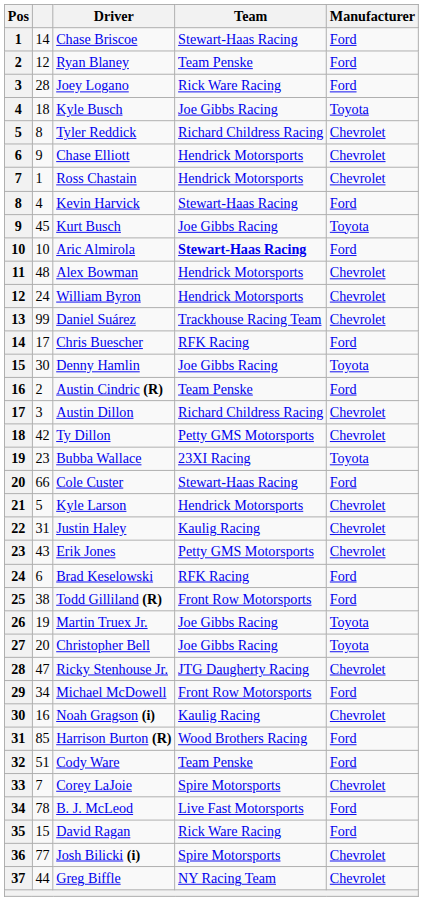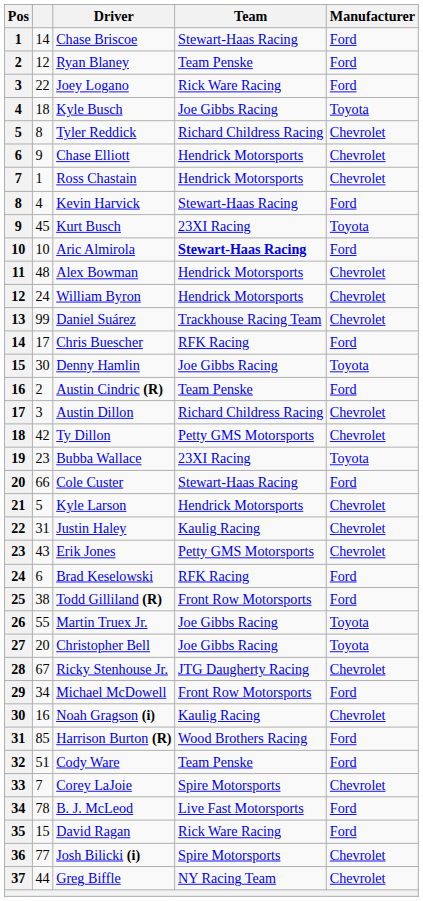(43, 86) 28 -> (43, 86) 22
(228, 226) Joe Gibbs Racing -> (214, 226) 23XI Racing
(43, 622) 19 -> (43, 622) 55
(43, 668) 47 -> (43, 668) 67
